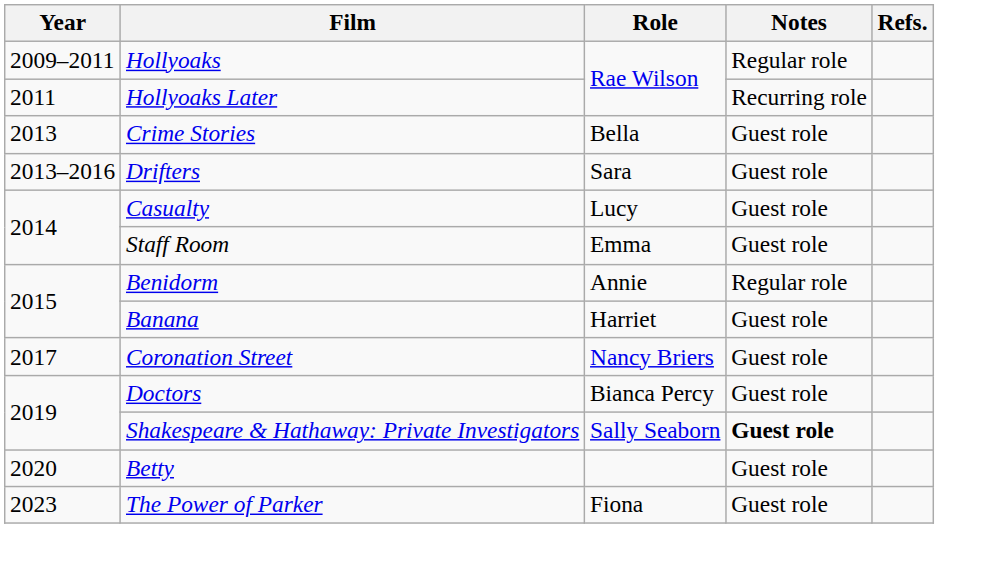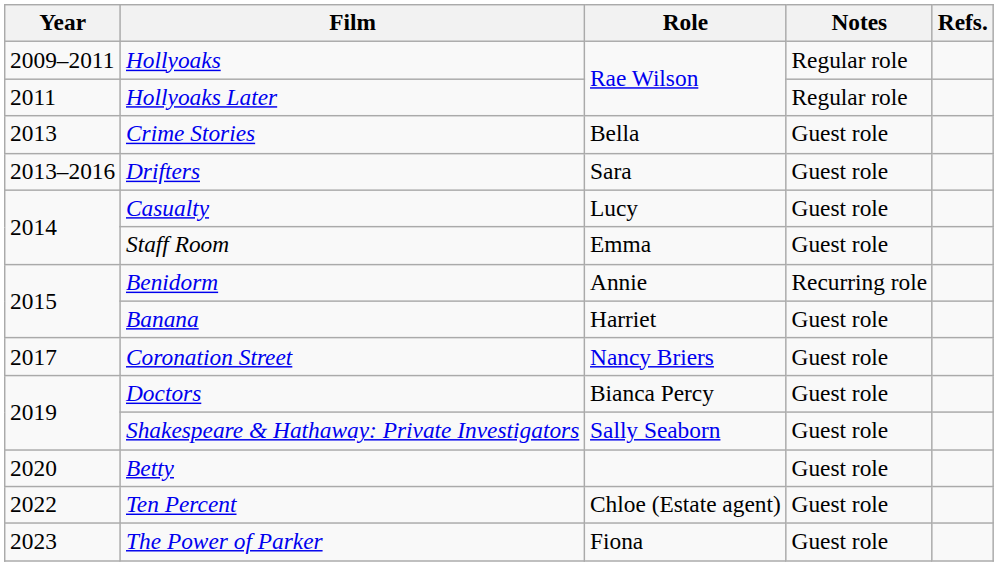(799, 97) Recurring role -> (850, 97) Regular role
(789, 282) Regular role -> (859, 282) Recurring role
(783, 430) bold -> (840, 430) normal
+ row: (181, 504)
